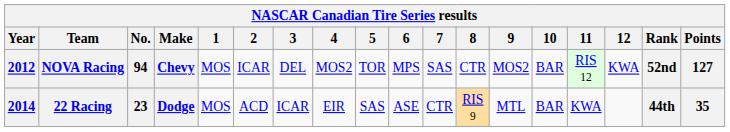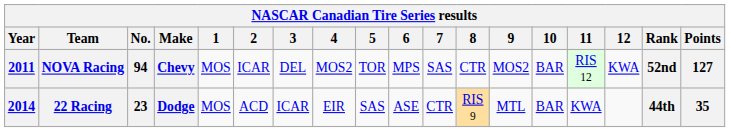(21, 68) 2012 -> (21, 68) 2011
